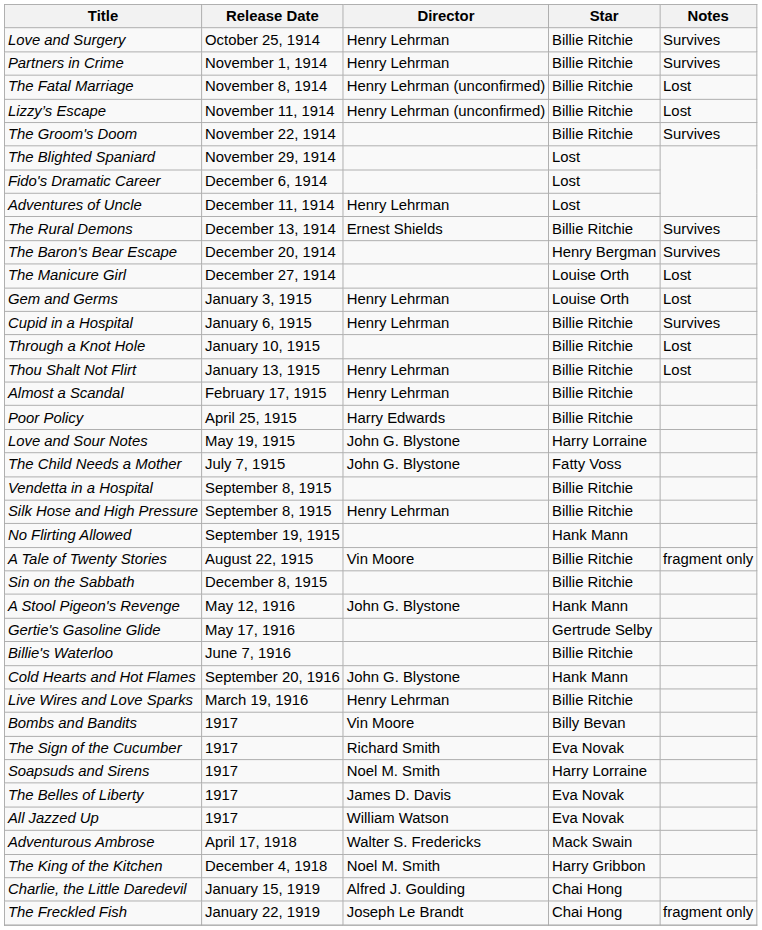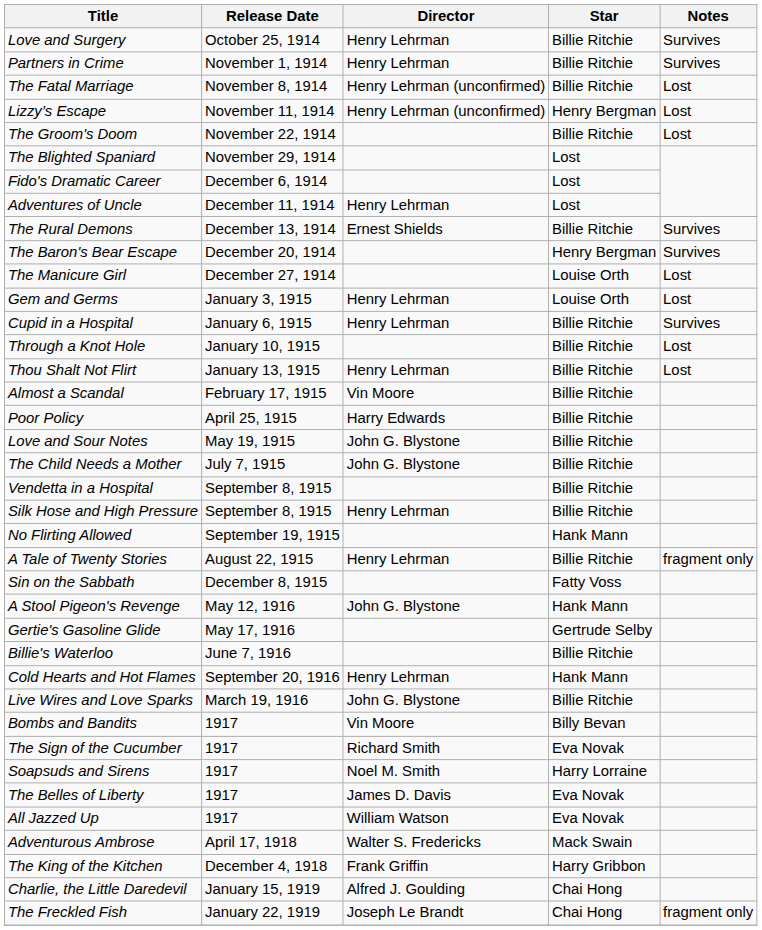(593, 110) Billie Ritchie -> (604, 110) Henry Bergman
(692, 134) Survives -> (677, 134) Lost
(398, 393) Henry Lehrman -> (380, 393) Vin Moore
(600, 441) Harry Lorraine -> (593, 441) Billie Ritchie
(587, 464) Fatty Voss -> (593, 464) Billie Ritchie
(380, 559) Vin Moore -> (398, 559) Henry Lehrman
(593, 582) Billie Ritchie -> (587, 582) Fatty Voss
(403, 677) John G. Blystone -> (398, 677) Henry Lehrman
(398, 700) Henry Lehrman -> (403, 700) John G. Blystone
(393, 865) Noel M. Smith -> (387, 865) Frank Griffin
